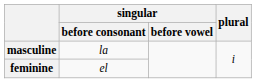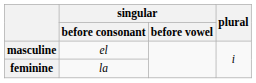(104, 50) la -> (104, 50) el
(104, 68) el -> (104, 68) la
